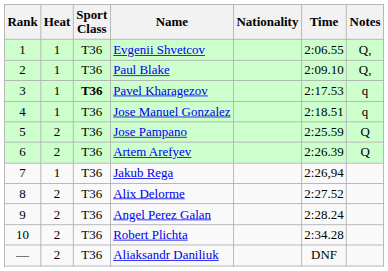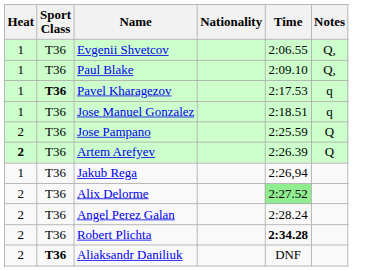- column: (23, 22)
(57, 152) normal -> (21, 152) bold
(324, 193) no background -> (288, 193) lightgreen background
(324, 234) normal -> (288, 234) bold
(92, 255) normal -> (55, 255) bold
